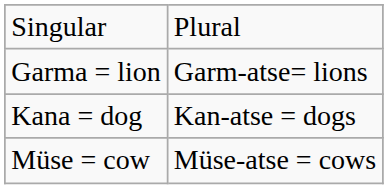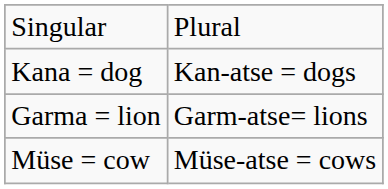rows swapped: (77, 115) <-> (86, 71)
